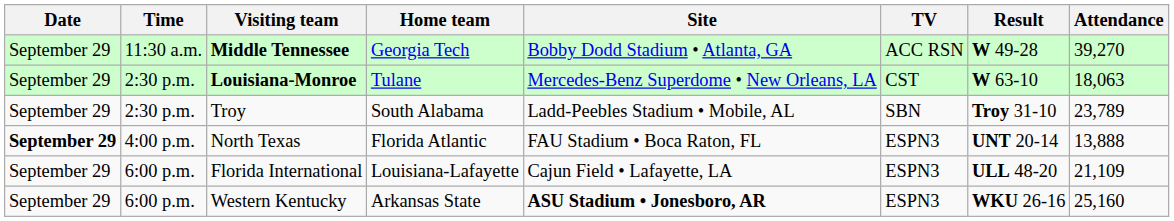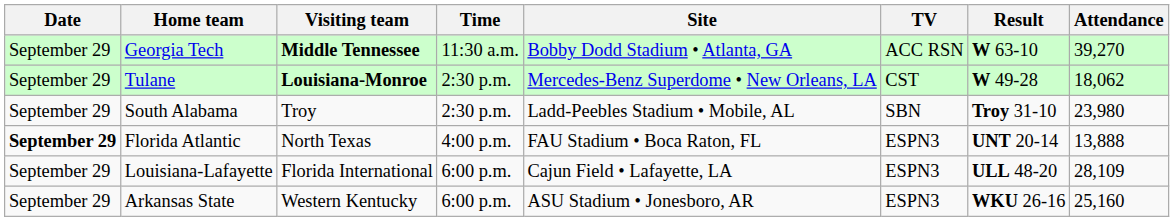columns swapped: (163, 19) <-> (445, 19)
(1005, 50) W 49-28 -> (1005, 50) W 63-10
(1005, 80) W 63-10 -> (1005, 80) W 49-28
(1099, 80) 18,063 -> (1099, 80) 18,062
(1099, 110) 23,789 -> (1099, 110) 23,980
(1099, 171) 21,109 -> (1099, 171) 28,109
(647, 201) bold -> (641, 201) normal
